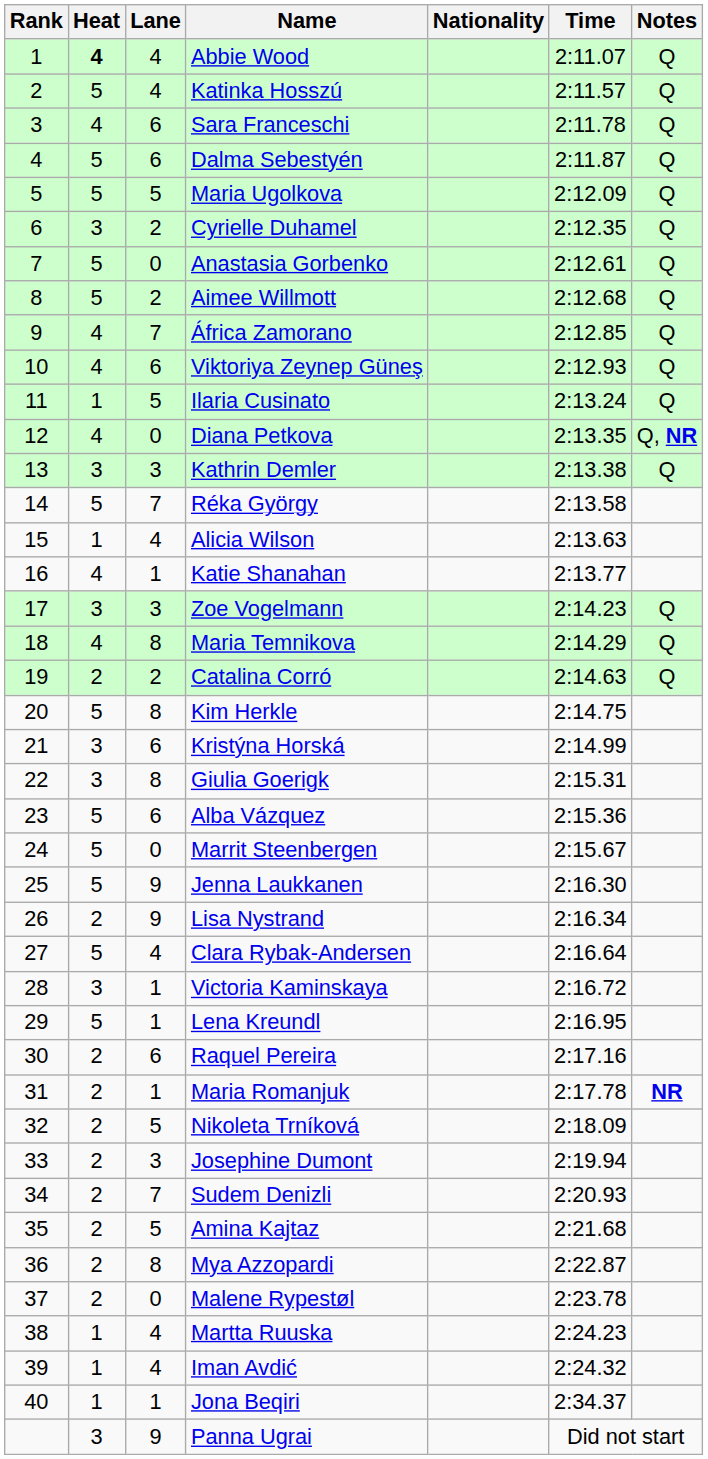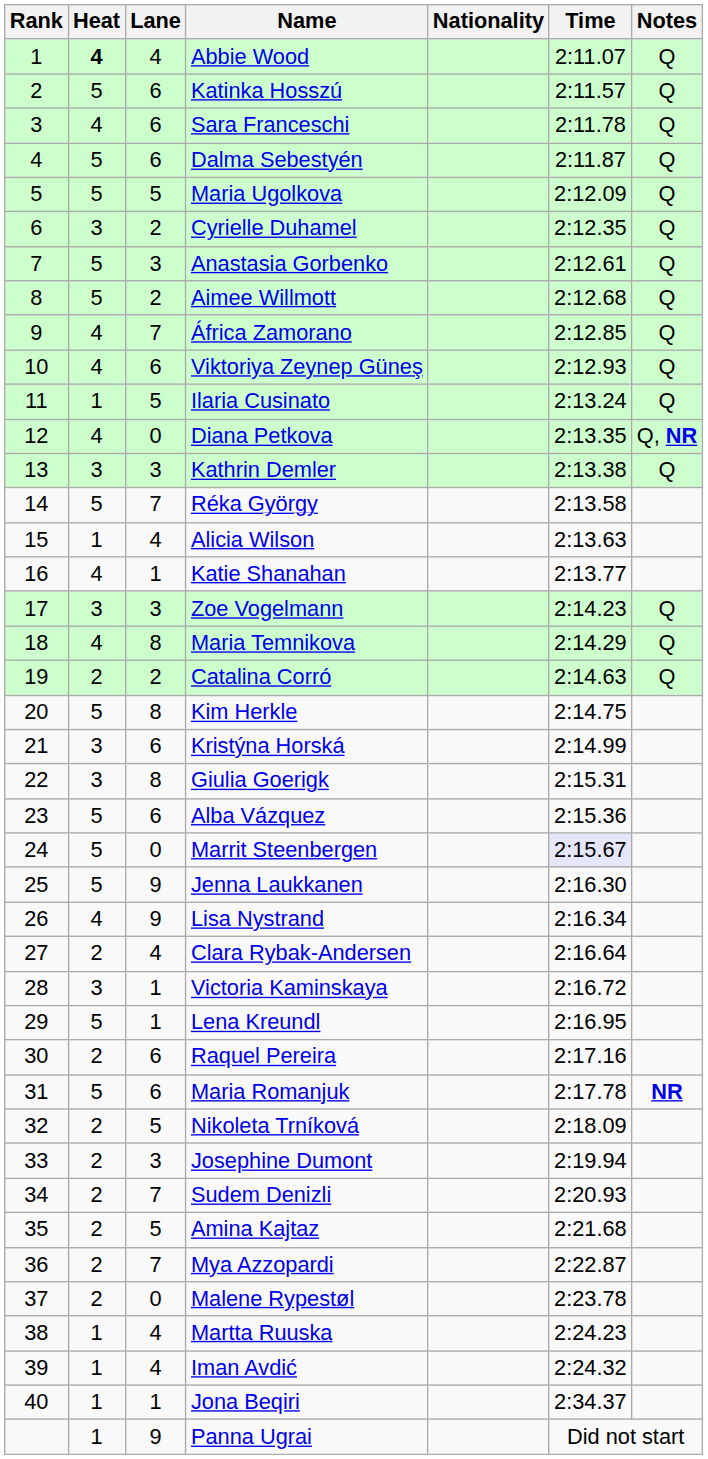(156, 90) 4 -> (156, 90) 6
(156, 263) 0 -> (156, 263) 3
(590, 849) no background -> (590, 849) lavender background
(97, 919) 2 -> (97, 919) 4
(97, 953) 5 -> (97, 953) 2
(97, 1091) 2 -> (97, 1091) 5
(156, 1091) 1 -> (156, 1091) 6
(156, 1264) 8 -> (156, 1264) 7
(97, 1436) 3 -> (97, 1436) 1
